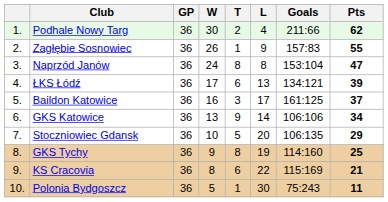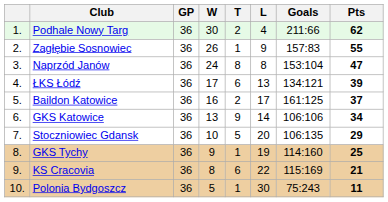(238, 100) 3 -> (238, 100) 2
(238, 153) 8 -> (238, 153) 1
